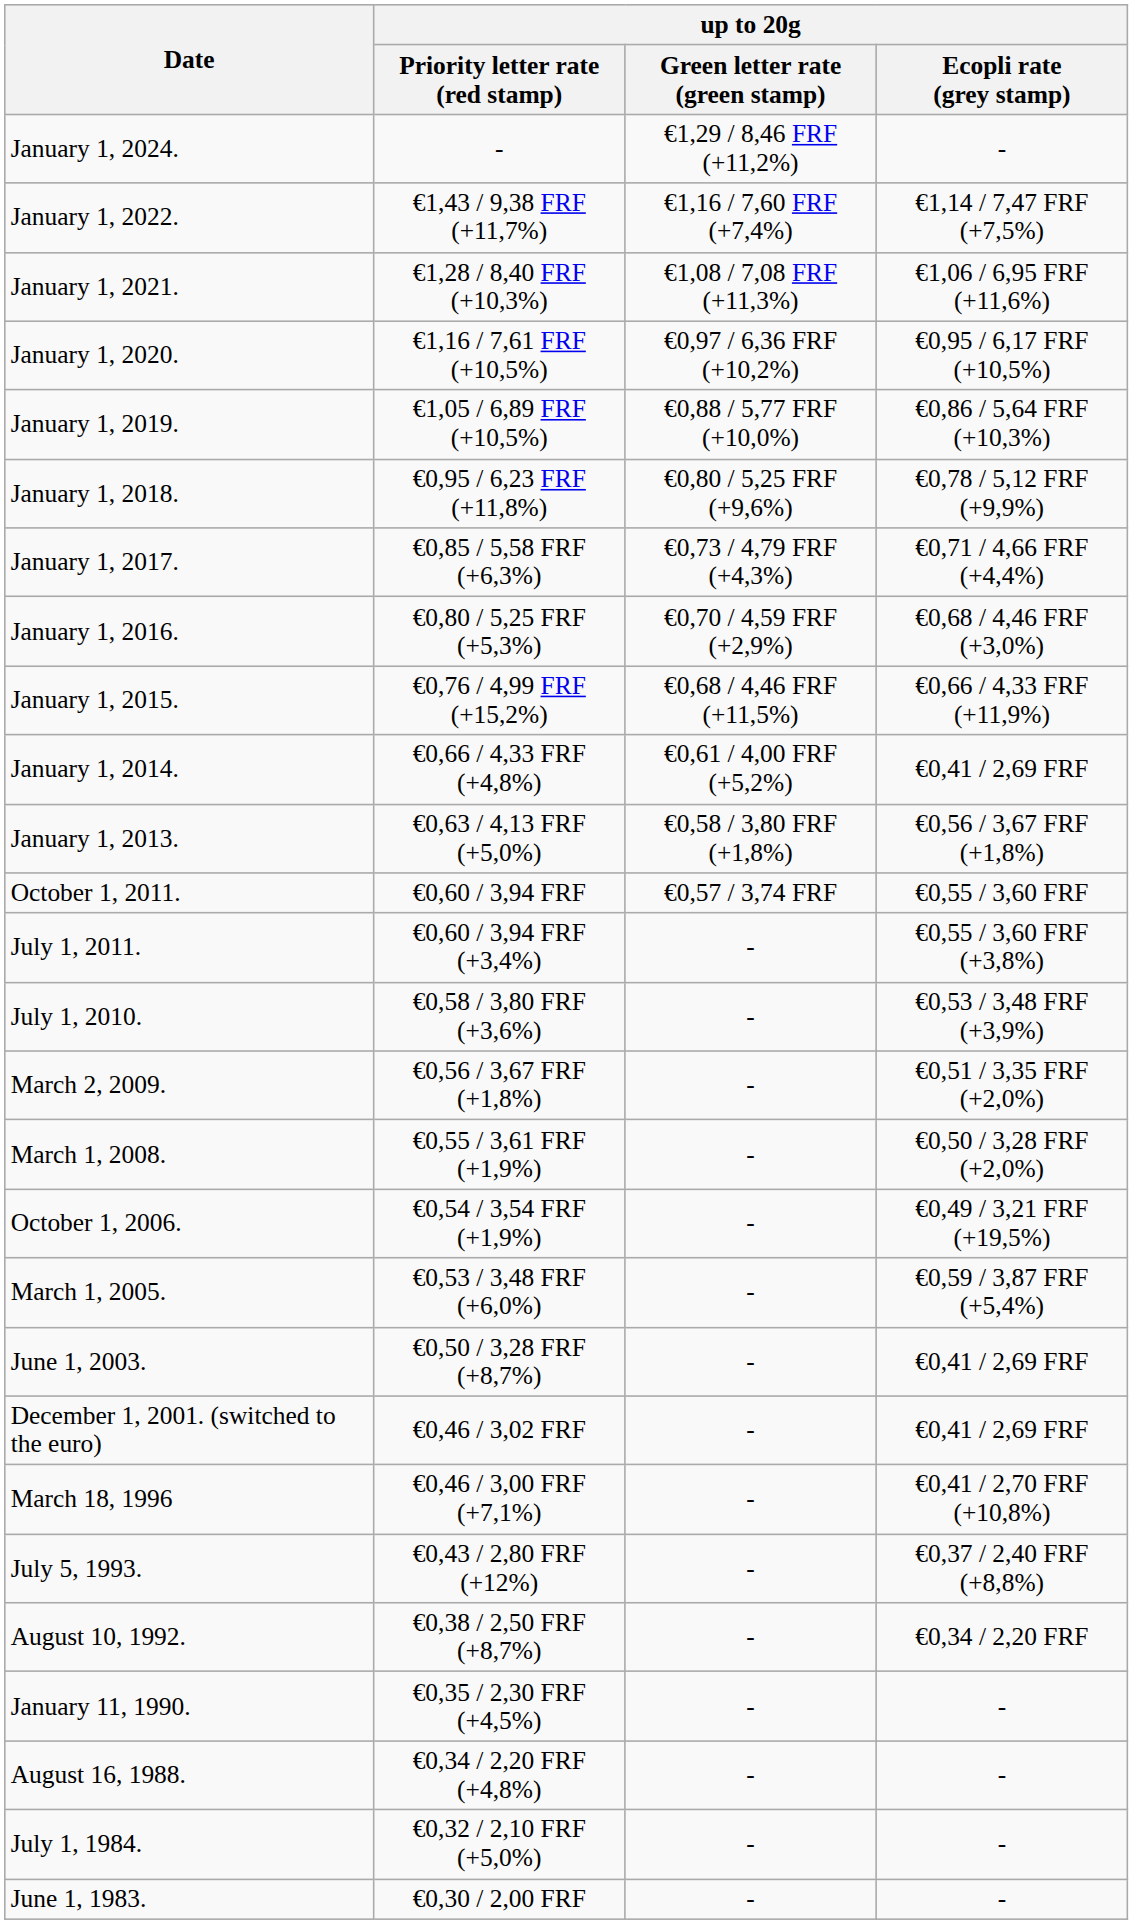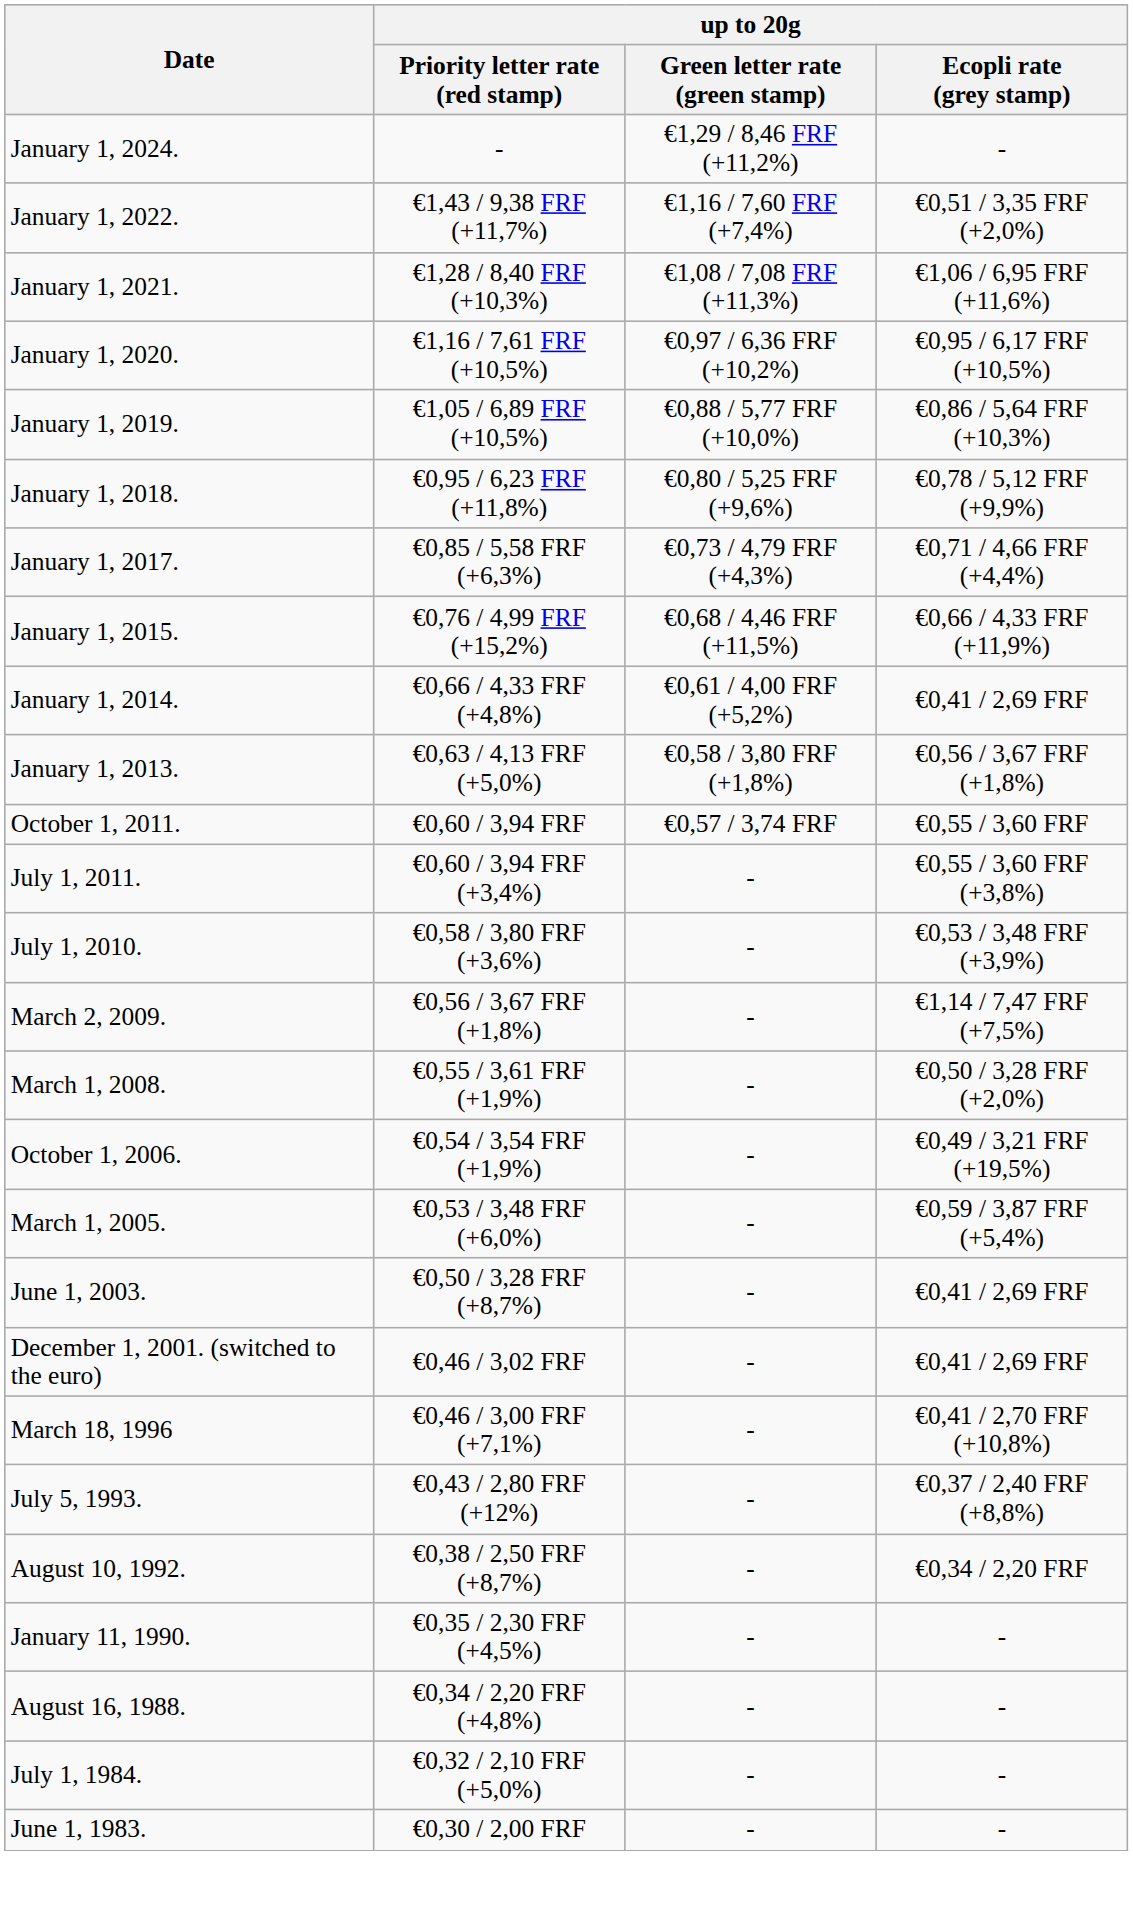(1002, 217) €1,14 / 7,47 FRF (+7,5%) -> (1002, 217) €0,51 / 3,35 FRF (+2,0%)
- row: (95, 631)
(1002, 1085) €0,51 / 3,35 FRF (+2,0%) -> (1002, 1016) €1,14 / 7,47 FRF (+7,5%)
